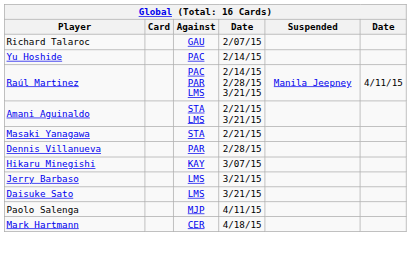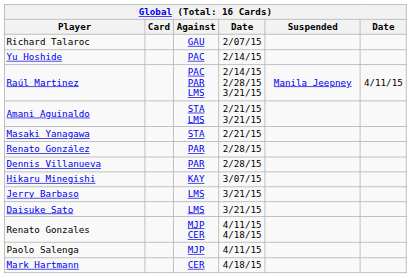+ row: (48, 149)
+ row: (48, 230)
